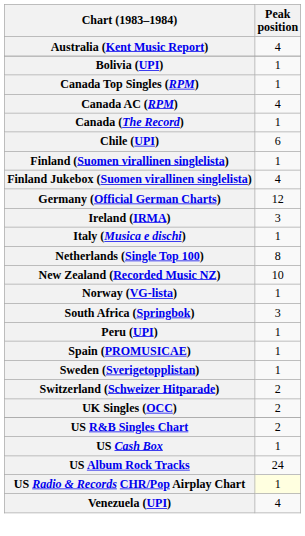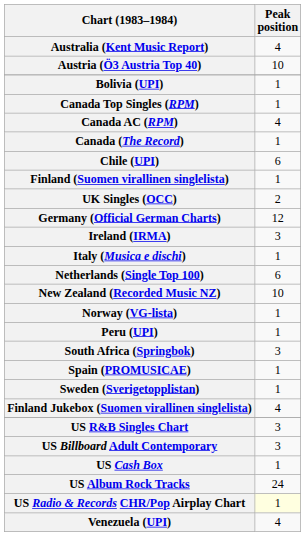+ row: (129, 65)
rows swapped: (129, 179) <-> (129, 408)
(278, 255) 8 -> (278, 274) 6
rows swapped: (129, 332) <-> (129, 312)
- row: (129, 389)
(278, 427) 2 -> (278, 427) 3
+ row: (129, 446)
